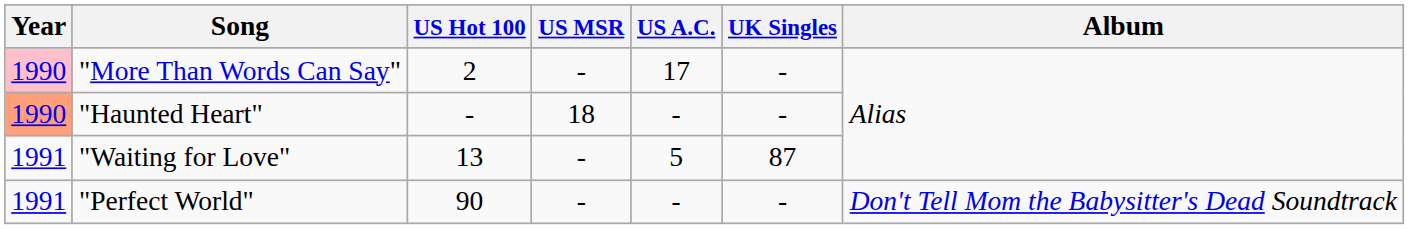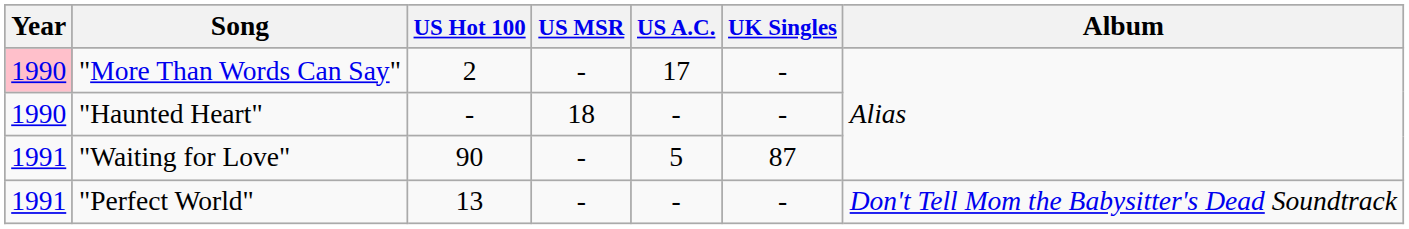(39, 113) lightsalmon background -> (39, 113) no background
(470, 157) 13 -> (470, 157) 90
(470, 200) 90 -> (470, 200) 13
